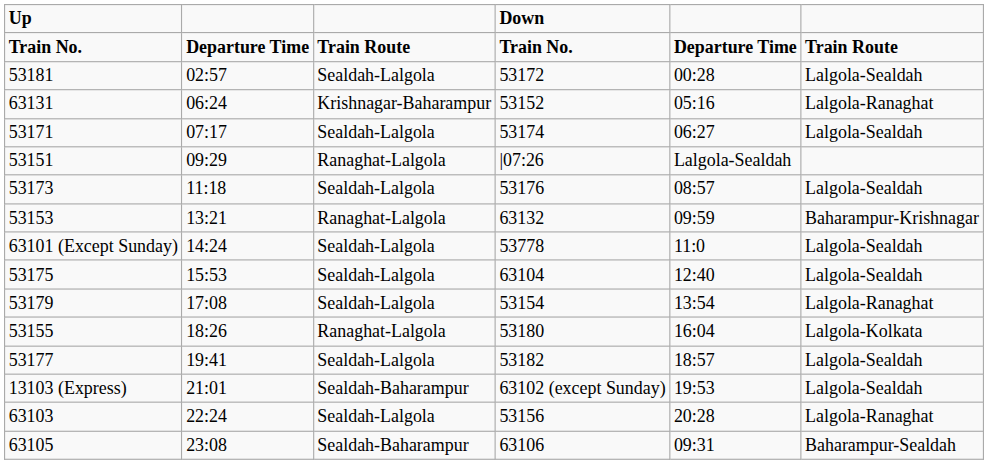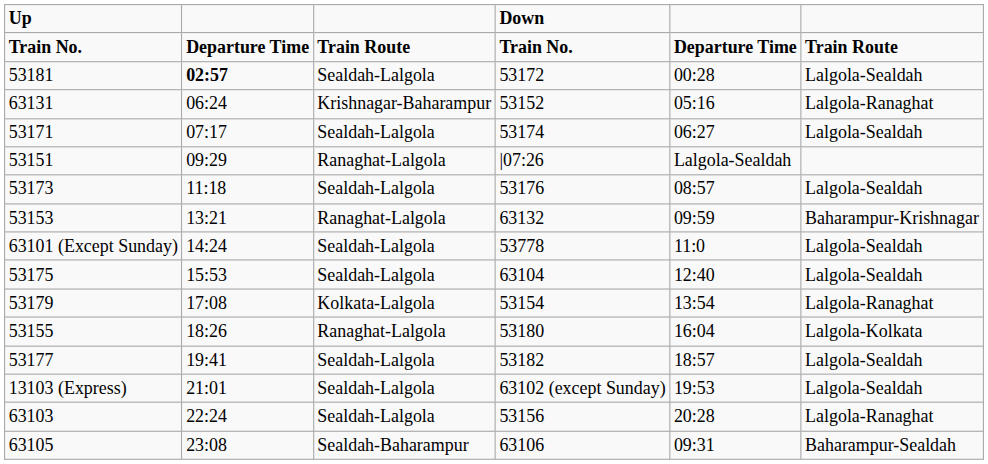(207, 75) normal -> (207, 75) bold
(376, 302) Sealdah-Lalgola -> (376, 302) Kolkata-Lalgola
(393, 388) Sealdah-Baharampur -> (376, 388) Sealdah-Lalgola
